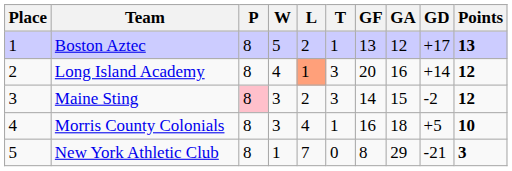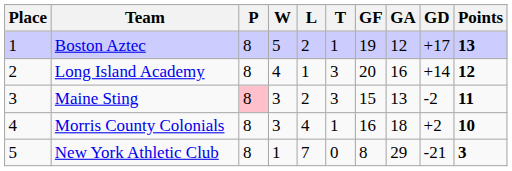(367, 44) 13 -> (367, 44) 19
(305, 71) lightsalmon background -> (305, 71) no background
(367, 98) 14 -> (367, 98) 15
(399, 98) 15 -> (399, 98) 13
(466, 98) 12 -> (466, 98) 11
(433, 125) +5 -> (433, 125) +2
